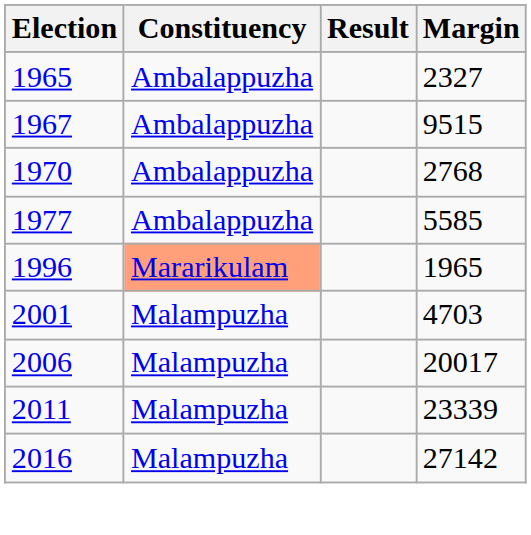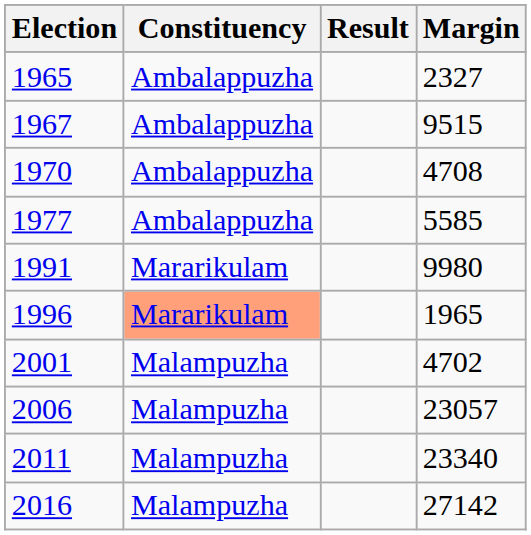(453, 171) 2768 -> (453, 171) 4708
+ row: (42, 266)
(453, 314) 4703 -> (453, 362) 4702
(460, 362) 20017 -> (460, 409) 23057
(460, 409) 23339 -> (460, 457) 23340
